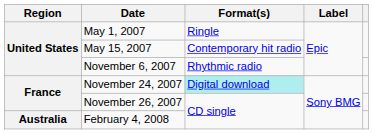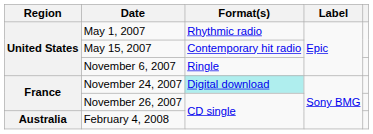(203, 31) Ringle -> (225, 31) Rhythmic radio
(225, 66) Rhythmic radio -> (203, 66) Ringle
